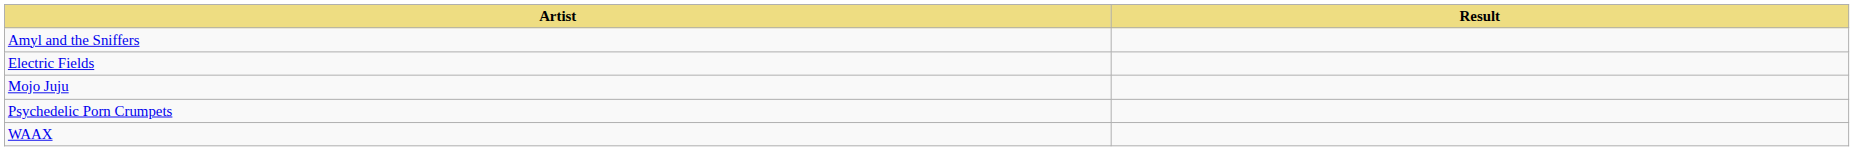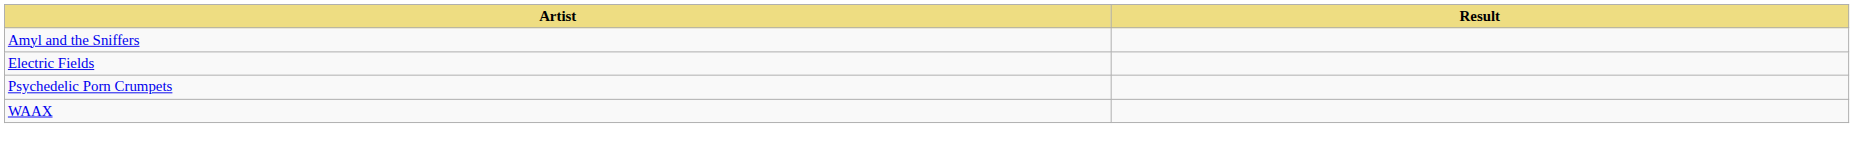- row: (38, 87)
